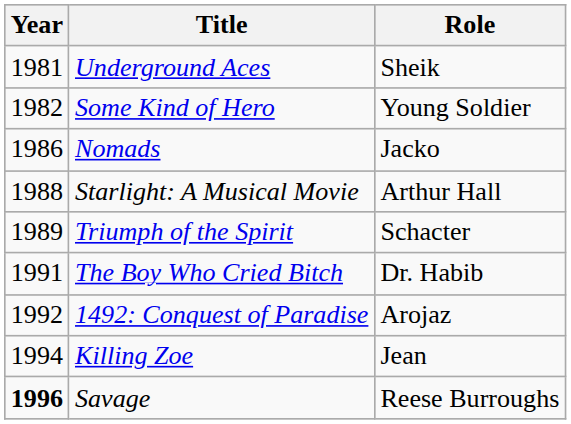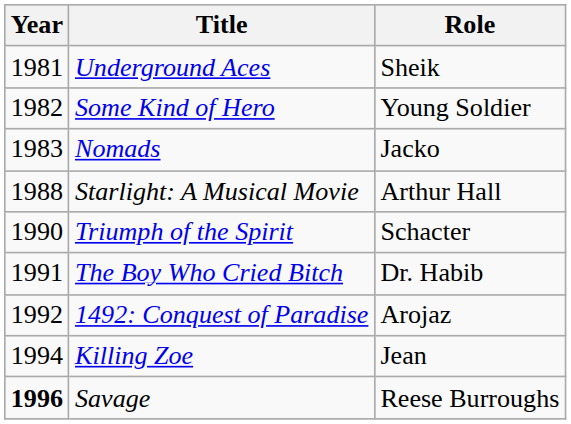(37, 149) 1986 -> (37, 149) 1983
(37, 231) 1989 -> (37, 231) 1990
